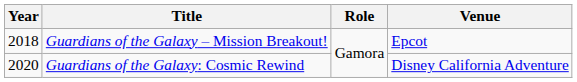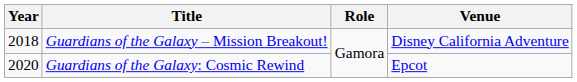(409, 41) Epcot -> (480, 41) Disney California Adventure
(480, 65) Disney California Adventure -> (409, 65) Epcot
